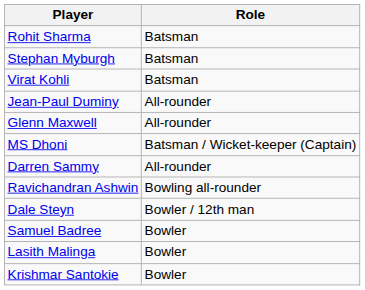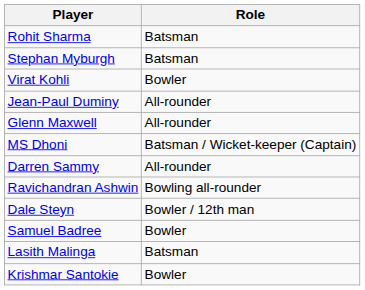(171, 79) Batsman -> (165, 79) Bowler
(165, 252) Bowler -> (171, 252) Batsman
